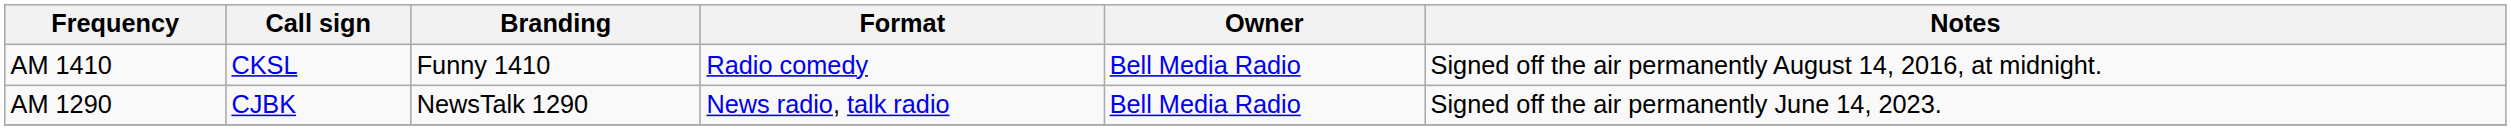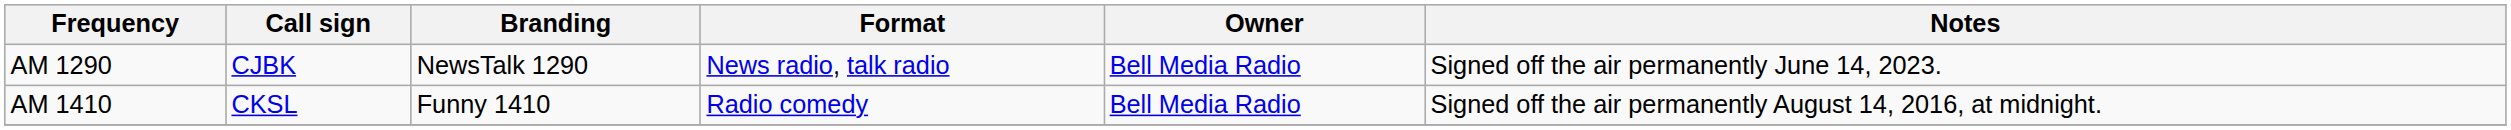rows swapped: (61, 104) <-> (61, 64)
